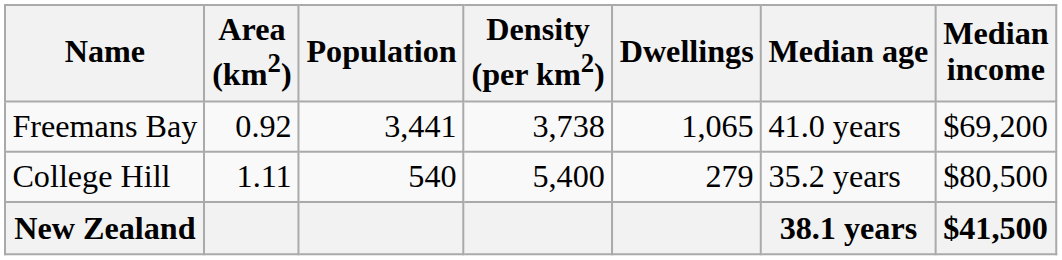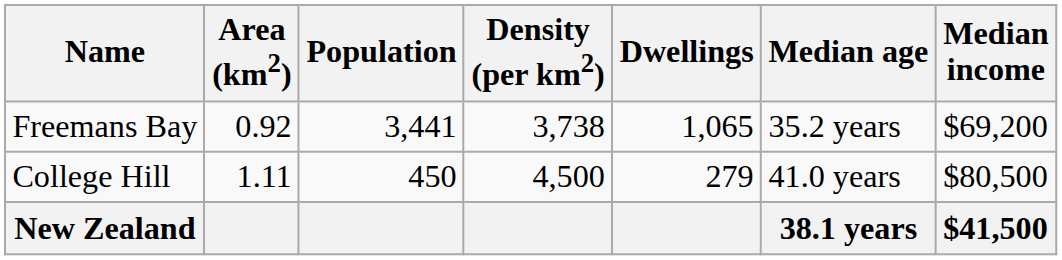(835, 125) 41.0 years -> (835, 125) 35.2 years
(432, 176) 540 -> (432, 176) 450
(569, 176) 5,400 -> (569, 176) 4,500
(835, 176) 35.2 years -> (835, 176) 41.0 years
